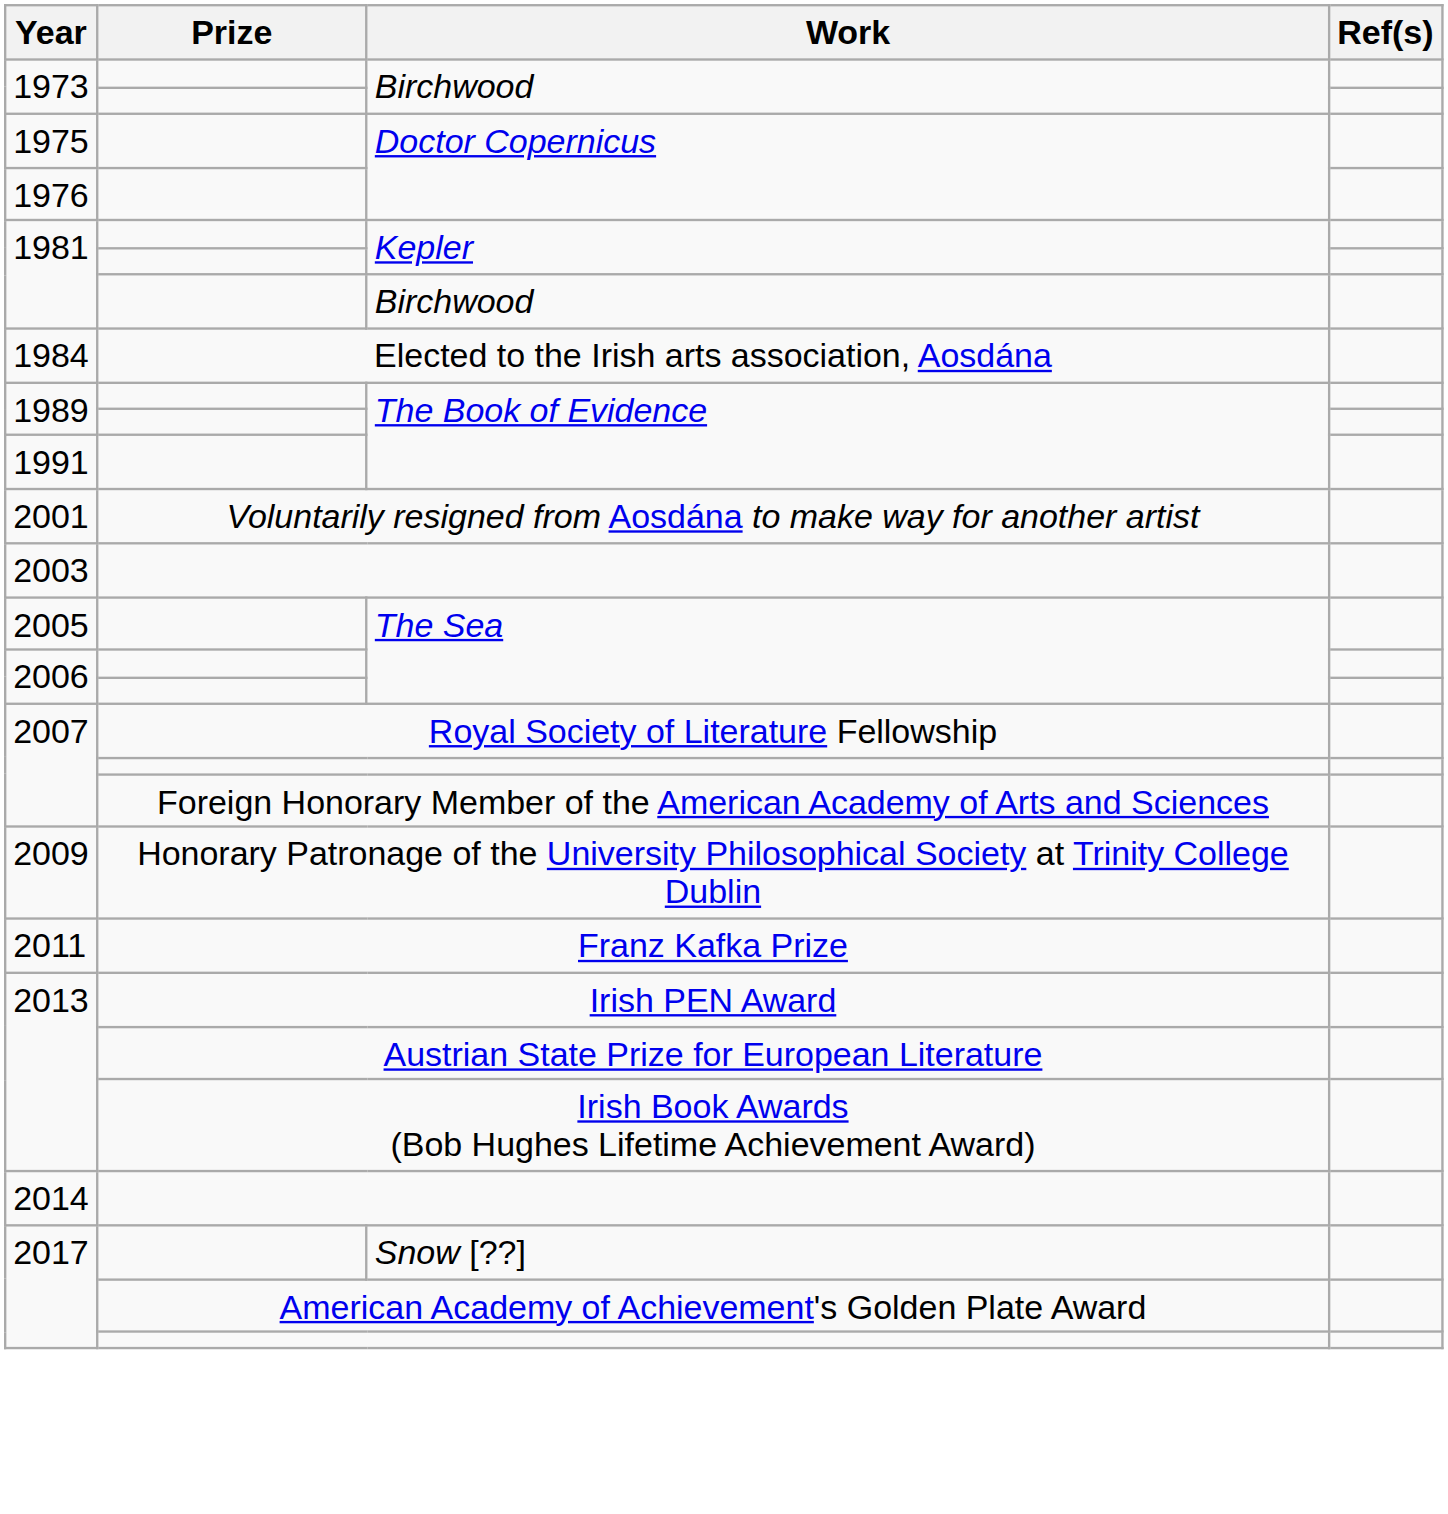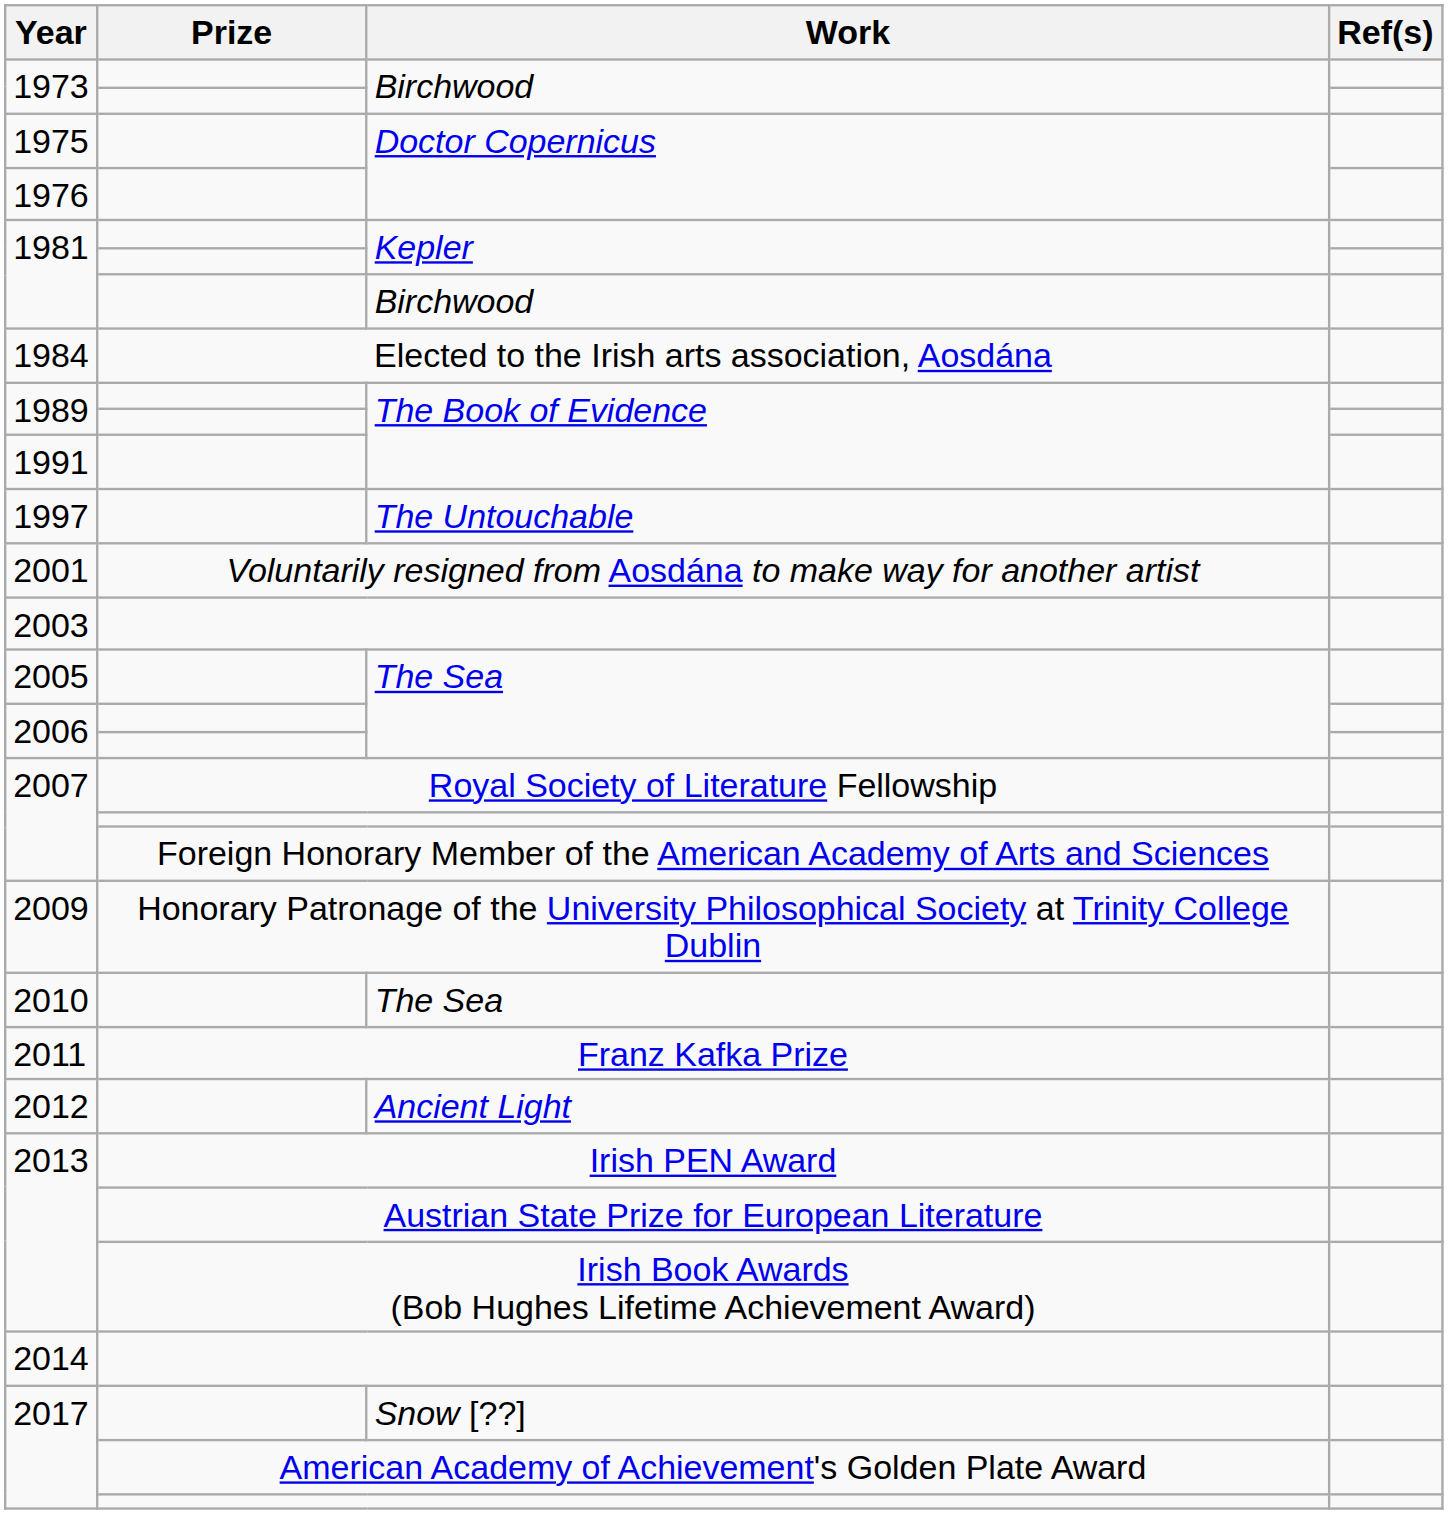+ row: (51, 516)
+ row: (51, 999)
+ row: (51, 1107)
